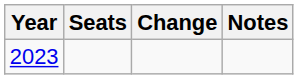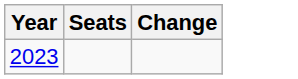- column: (258, 22)
